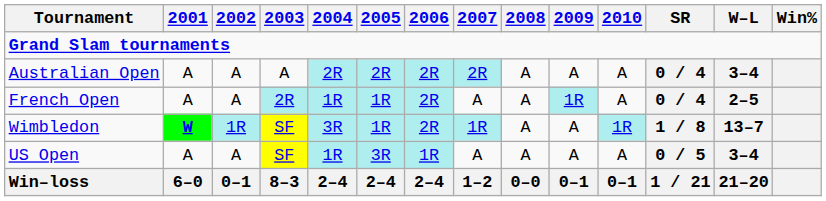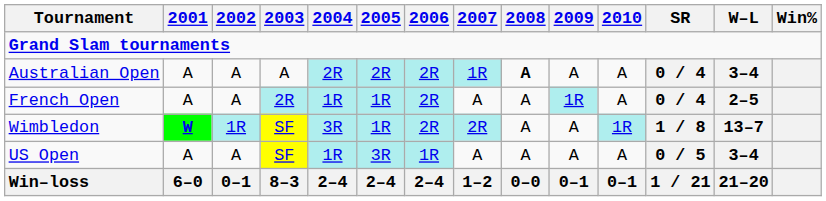(477, 73) 2R -> (477, 73) 1R
(526, 73) normal -> (526, 73) bold
(477, 128) 1R -> (477, 128) 2R
